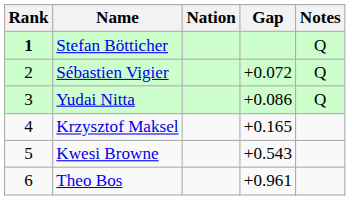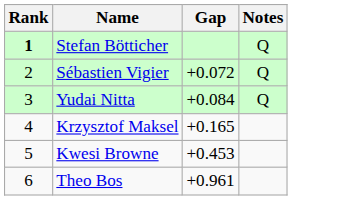- column: (211, 18)
(268, 99) +0.086 -> (211, 99) +0.084
(268, 153) +0.543 -> (211, 153) +0.453
